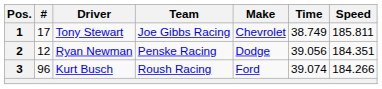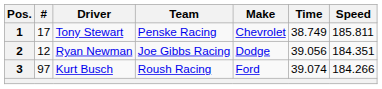(184, 32) Joe Gibbs Racing -> (177, 32) Penske Racing
(177, 51) Penske Racing -> (184, 51) Joe Gibbs Racing
(44, 69) 96 -> (44, 69) 97
